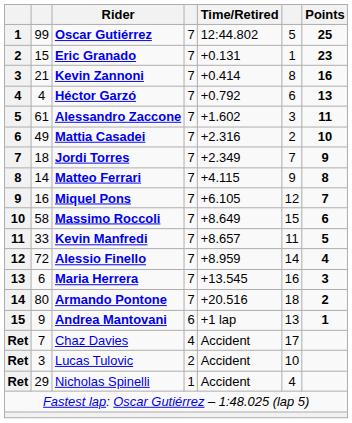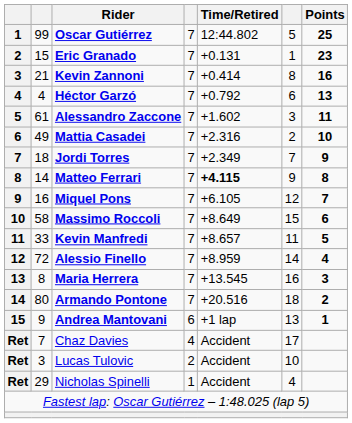(220, 177) normal -> (220, 177) bold
(42, 279) 6 -> (42, 279) 8
